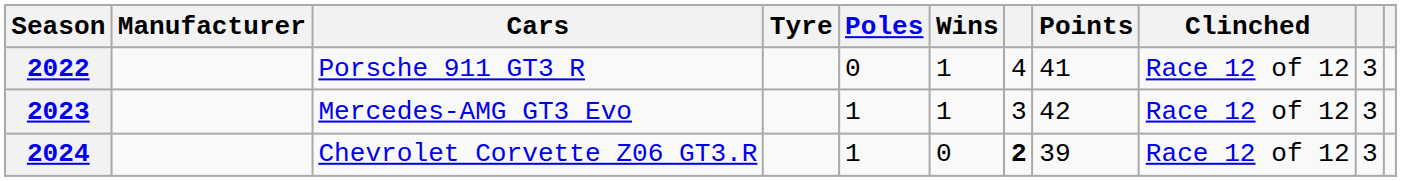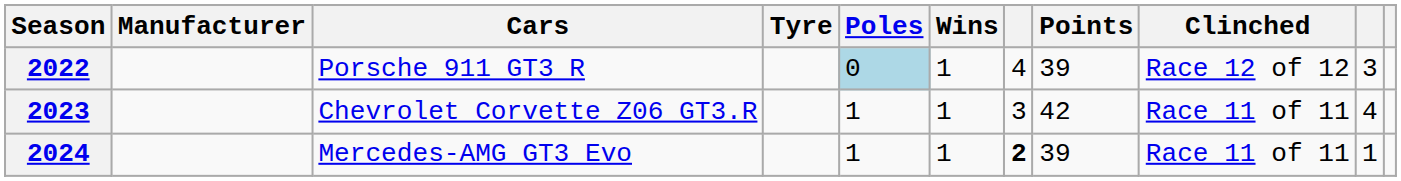(853, 69) no background -> (853, 69) lightblue background
(1055, 69) 41 -> (1055, 69) 39
(475, 111) Mercedes-AMG GT3 Evo -> (538, 111) Chevrolet Corvette Z06 GT3.R
(1248, 111) Race 12 of 12 -> (1248, 111) Race 11 of 11
(1370, 111) 3 -> (1370, 111) 4
(538, 154) Chevrolet Corvette Z06 GT3.R -> (475, 154) Mercedes-AMG GT3 Evo
(944, 154) 0 -> (944, 154) 1
(1248, 154) Race 12 of 12 -> (1248, 154) Race 11 of 11
(1370, 154) 3 -> (1370, 154) 1
